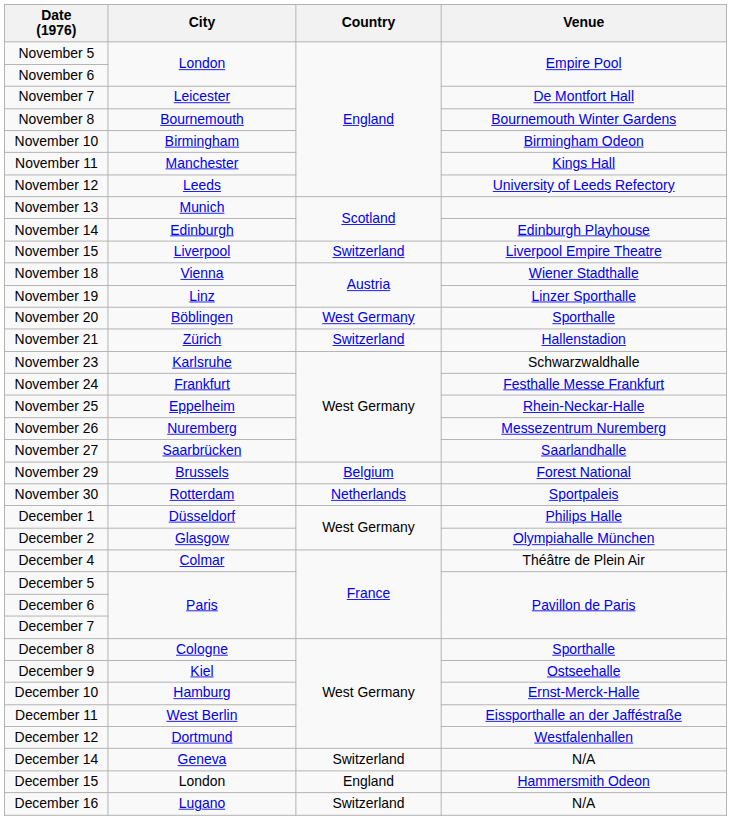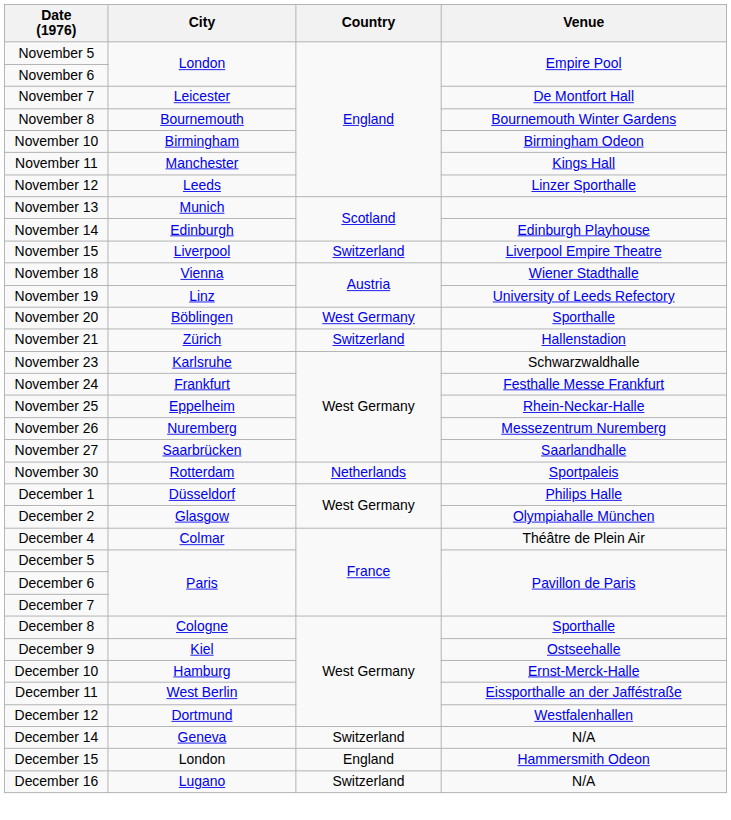(584, 185) University of Leeds Refectory -> (584, 185) Linzer Sporthalle
(584, 296) Linzer Sporthalle -> (584, 296) University of Leeds Refectory
- row: (56, 472)
